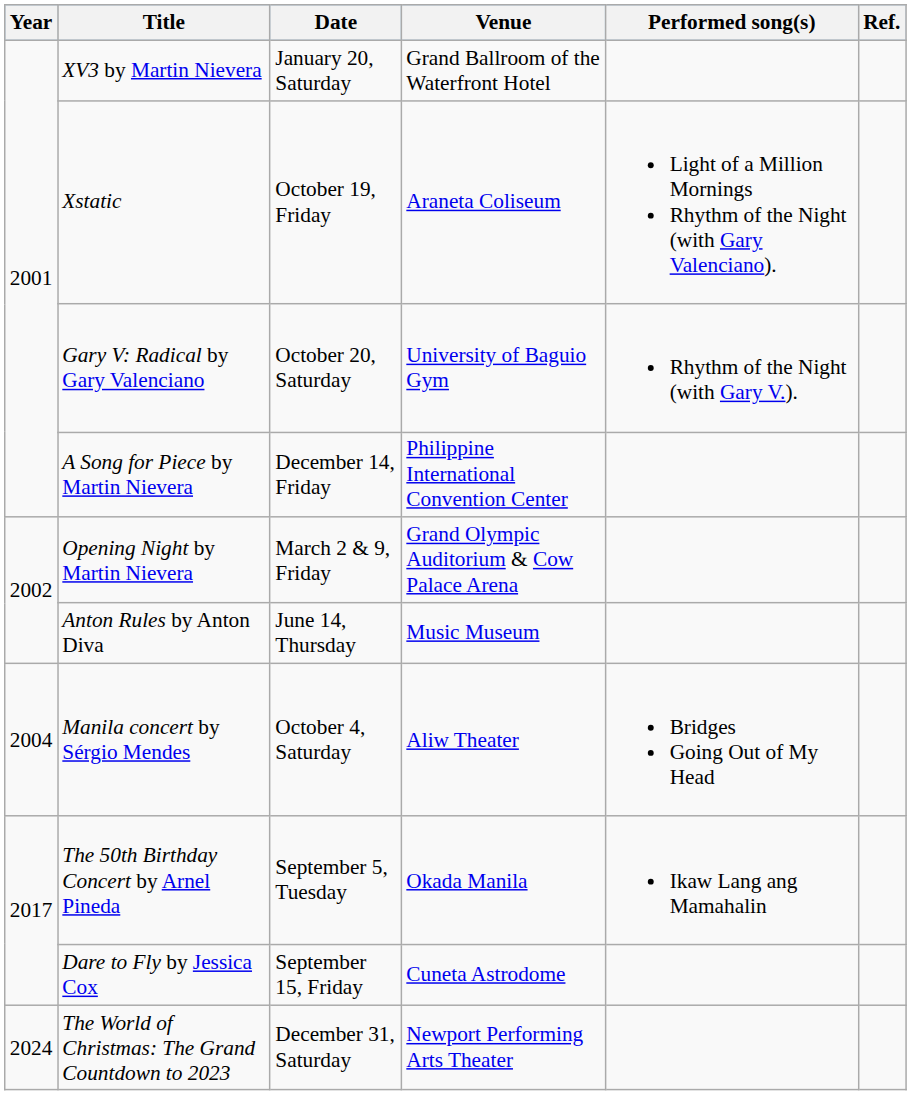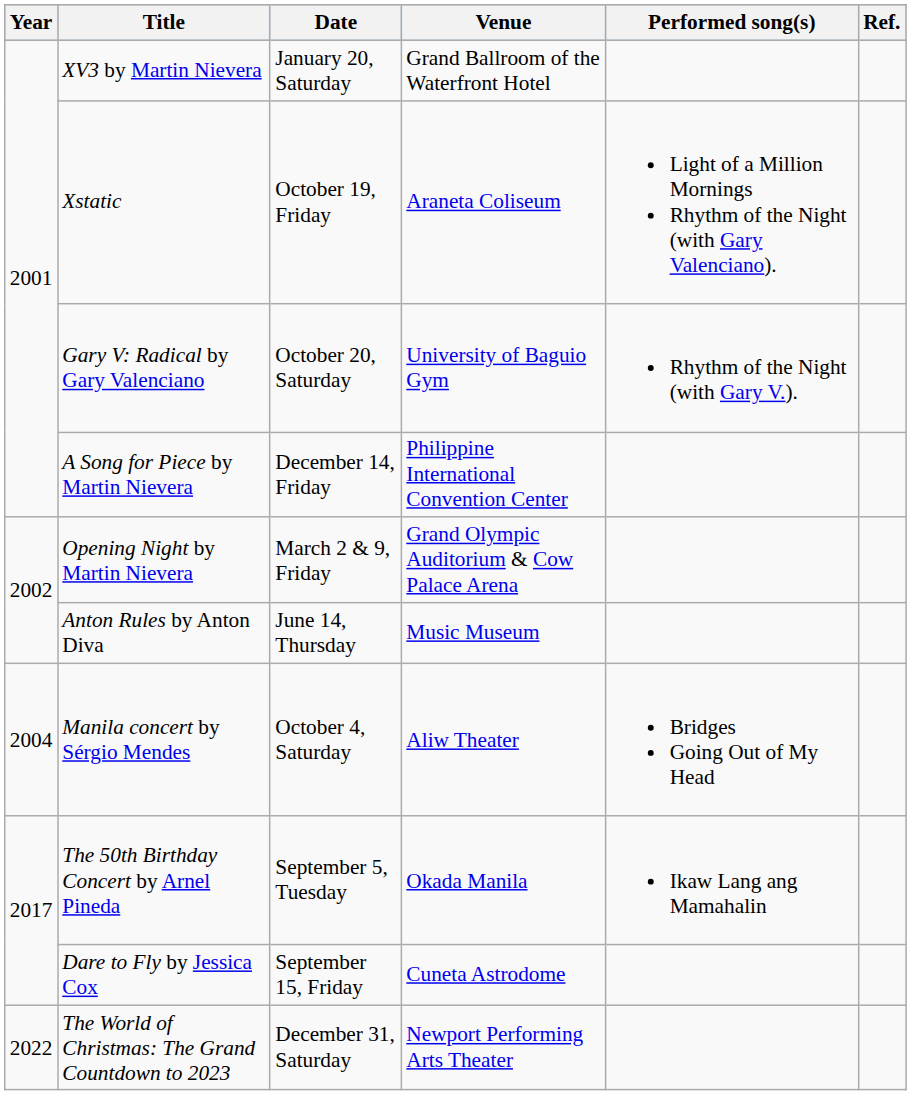(31, 1047) 2024 -> (31, 1047) 2022
